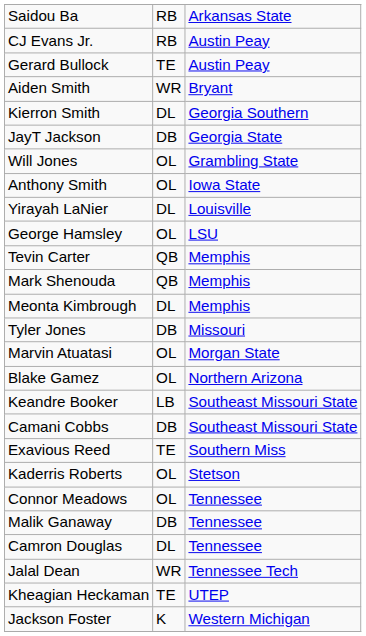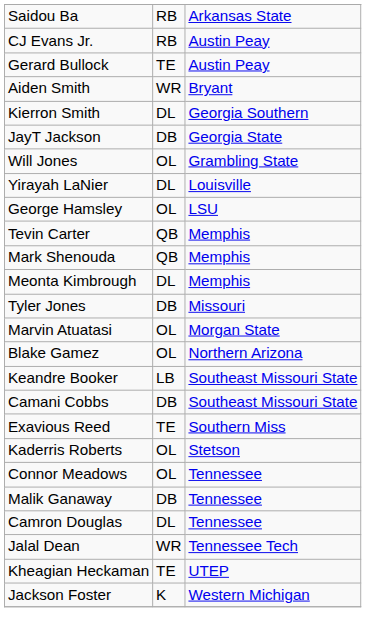- row: (57, 185)
